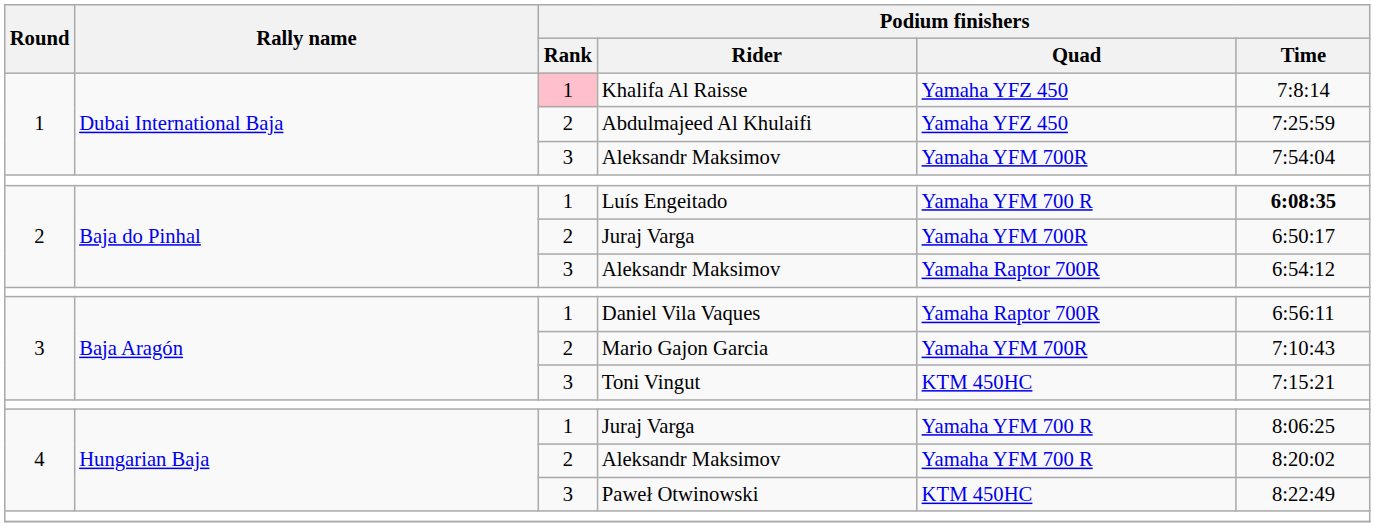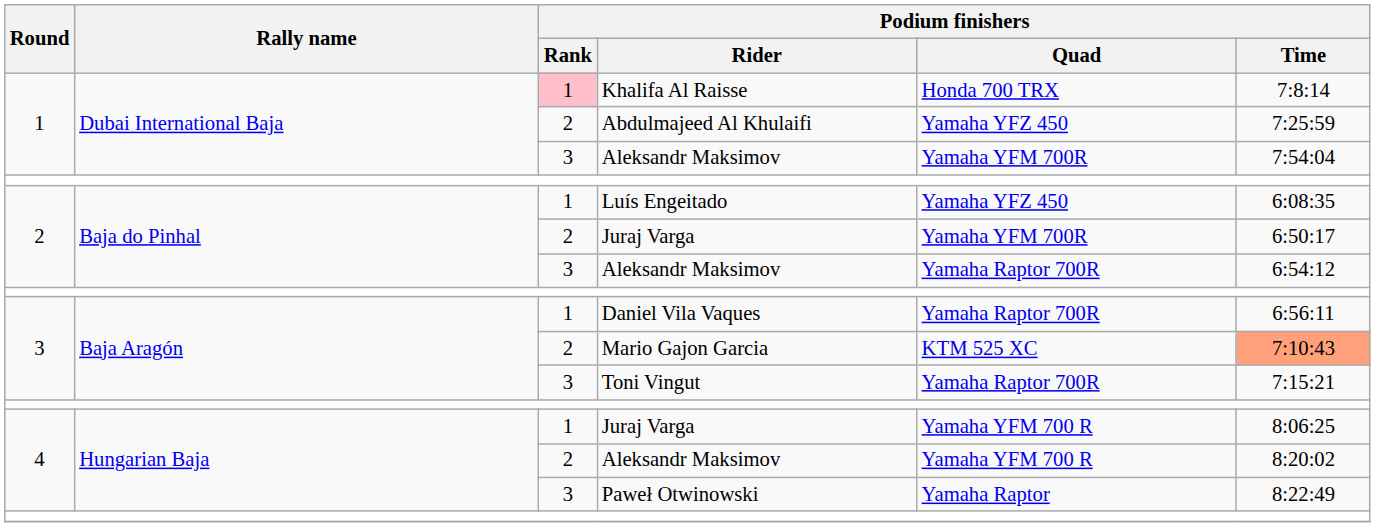(995, 89) Yamaha YFZ 450 -> (990, 89) Honda 700 TRX
(1007, 201) Yamaha YFM 700 R -> (995, 201) Yamaha YFZ 450
(1303, 201) bold -> (1303, 201) normal
(1005, 347) Yamaha YFM 700R -> (980, 347) KTM 525 XC
(1303, 347) no background -> (1303, 347) lightsalmon background
(977, 381) KTM 450HC -> (1011, 381) Yamaha Raptor 700R
(977, 493) KTM 450HC -> (986, 493) Yamaha Raptor
